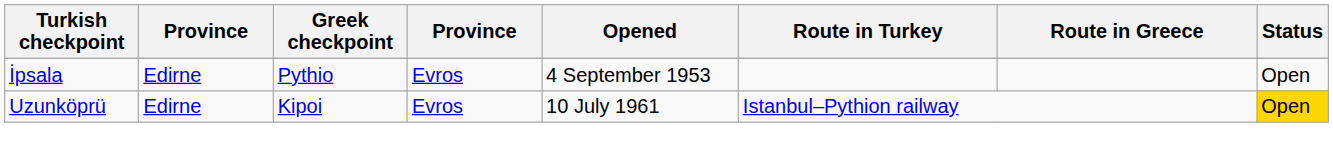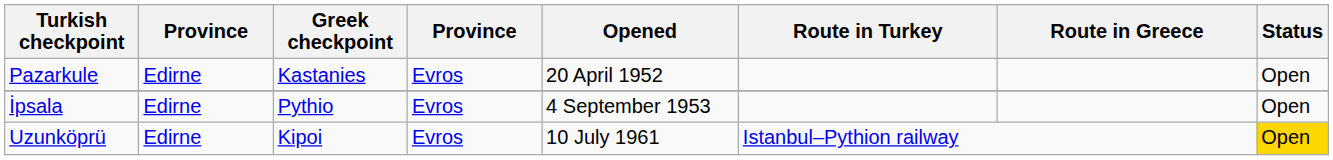+ row: (54, 74)
